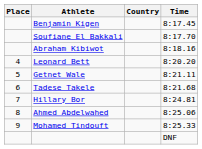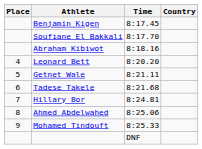columns swapped: (143, 11) <-> (179, 11)
